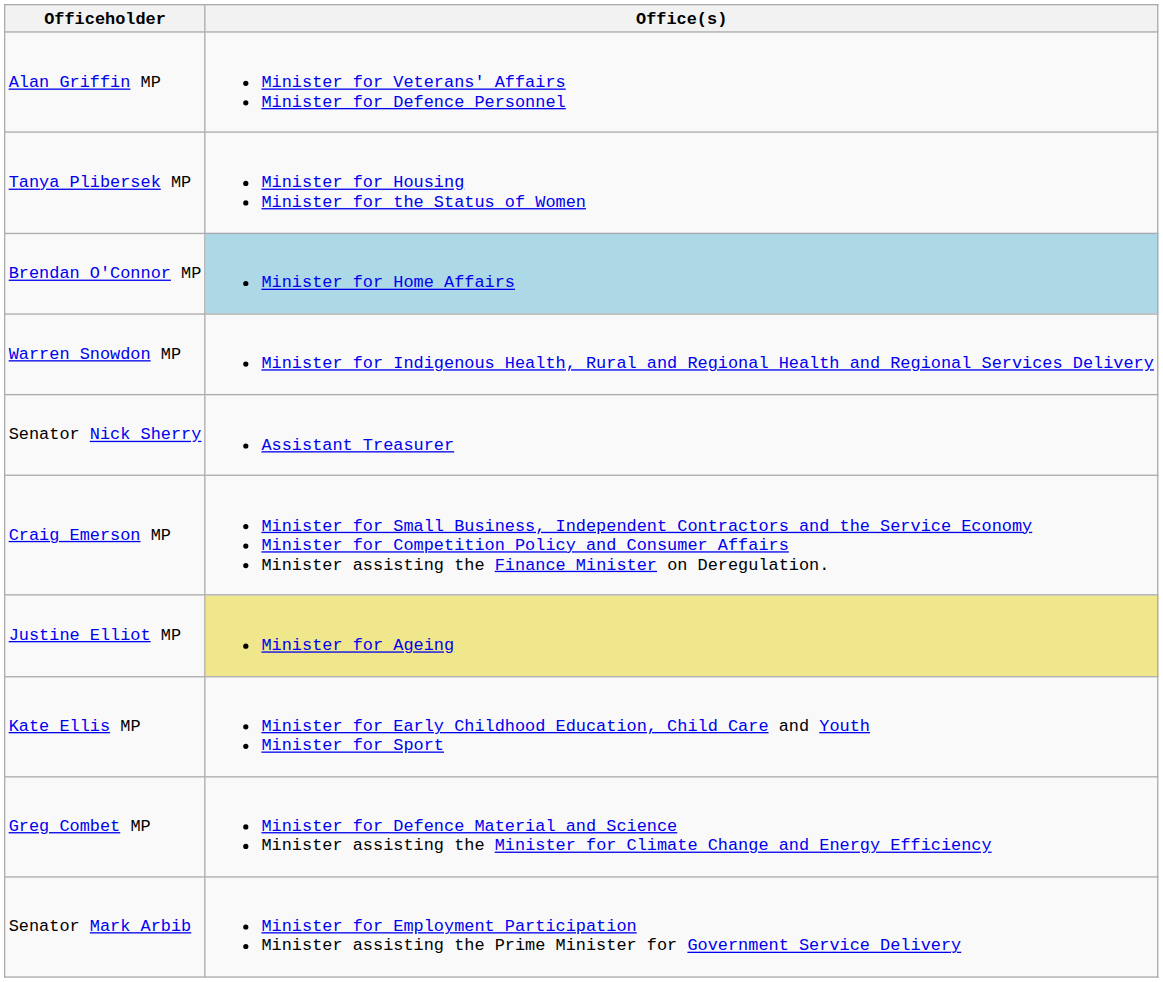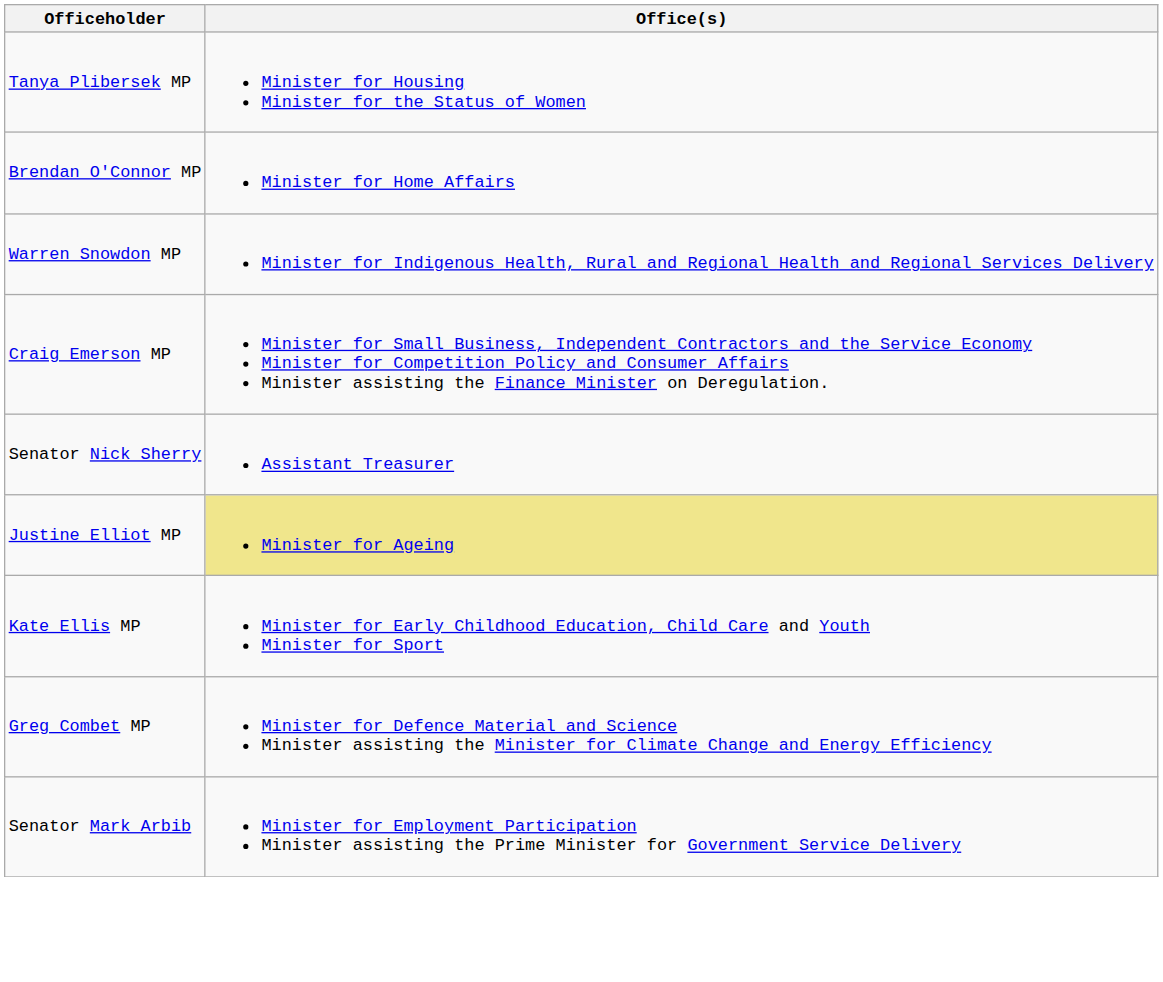- row: (85, 82)
(682, 283) lightblue background -> (682, 183) no background
rows swapped: (90, 535) <-> (105, 435)
